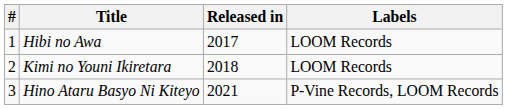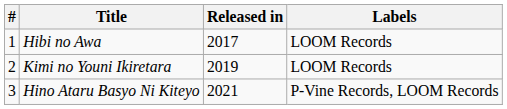(223, 66) 2018 -> (223, 66) 2019
